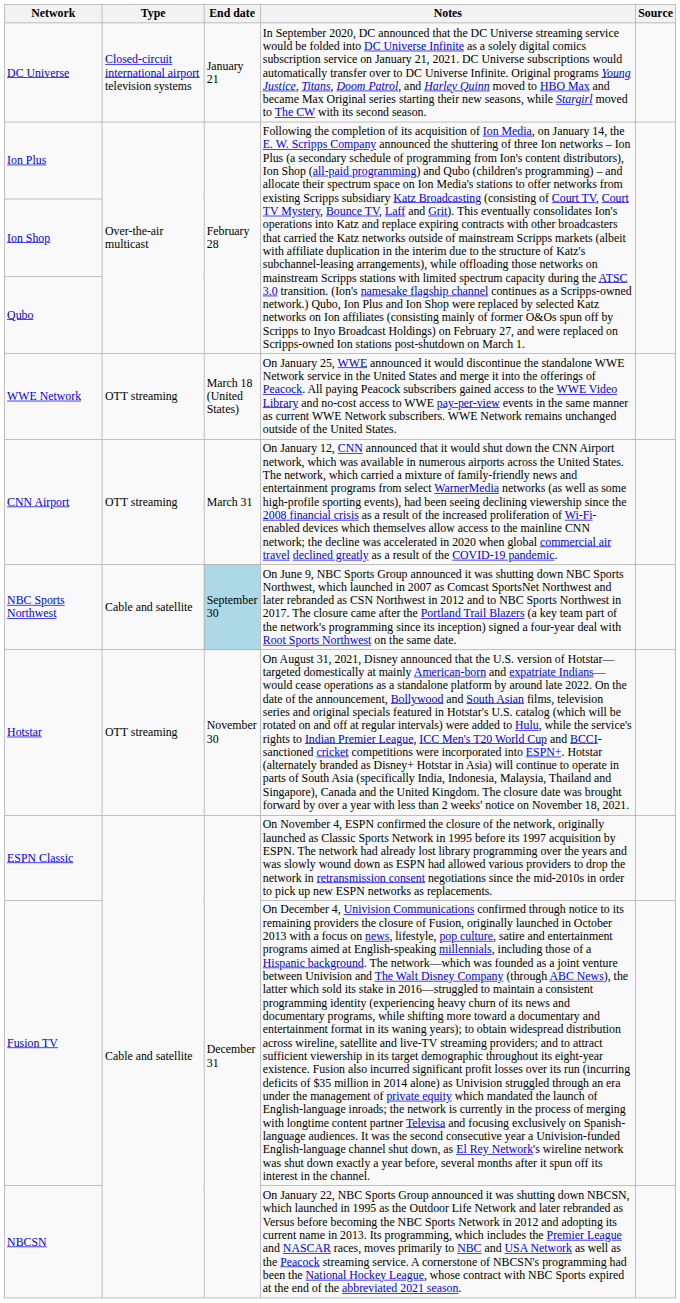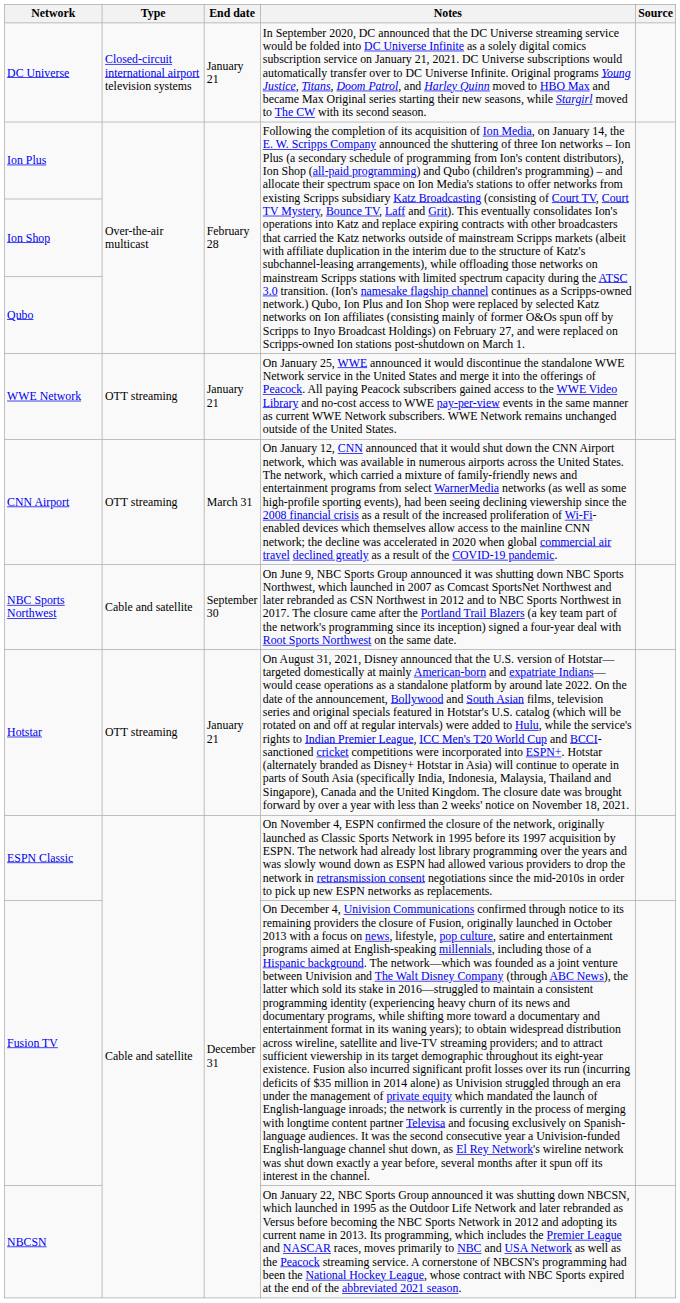(230, 396) March 18 (United States) -> (225, 396) January 21
(232, 607) lightblue background -> (232, 607) no background
(232, 732) November 30 -> (225, 732) January 21
